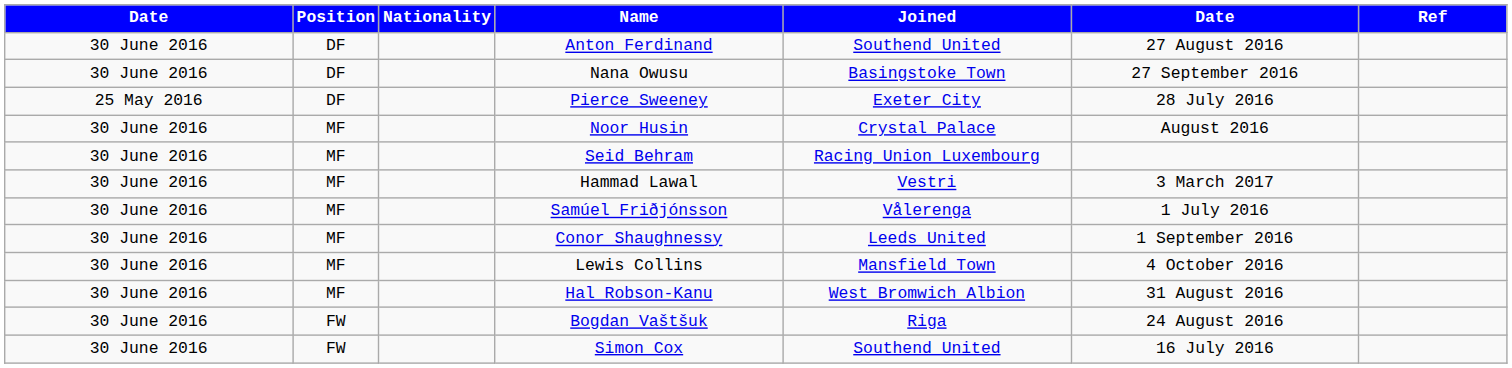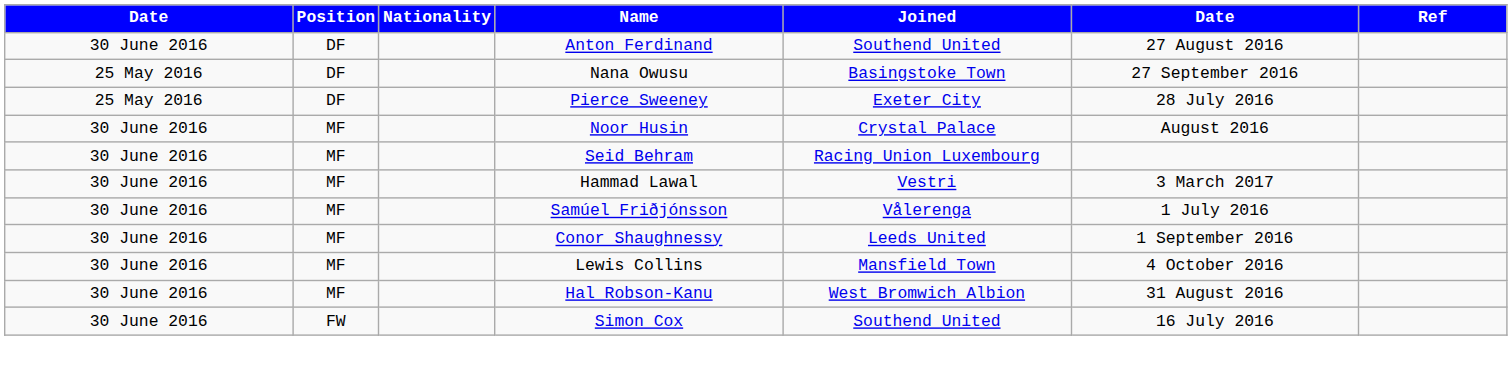(149, 73) 30 June 2016 -> (149, 73) 25 May 2016
- row: (639, 321)
